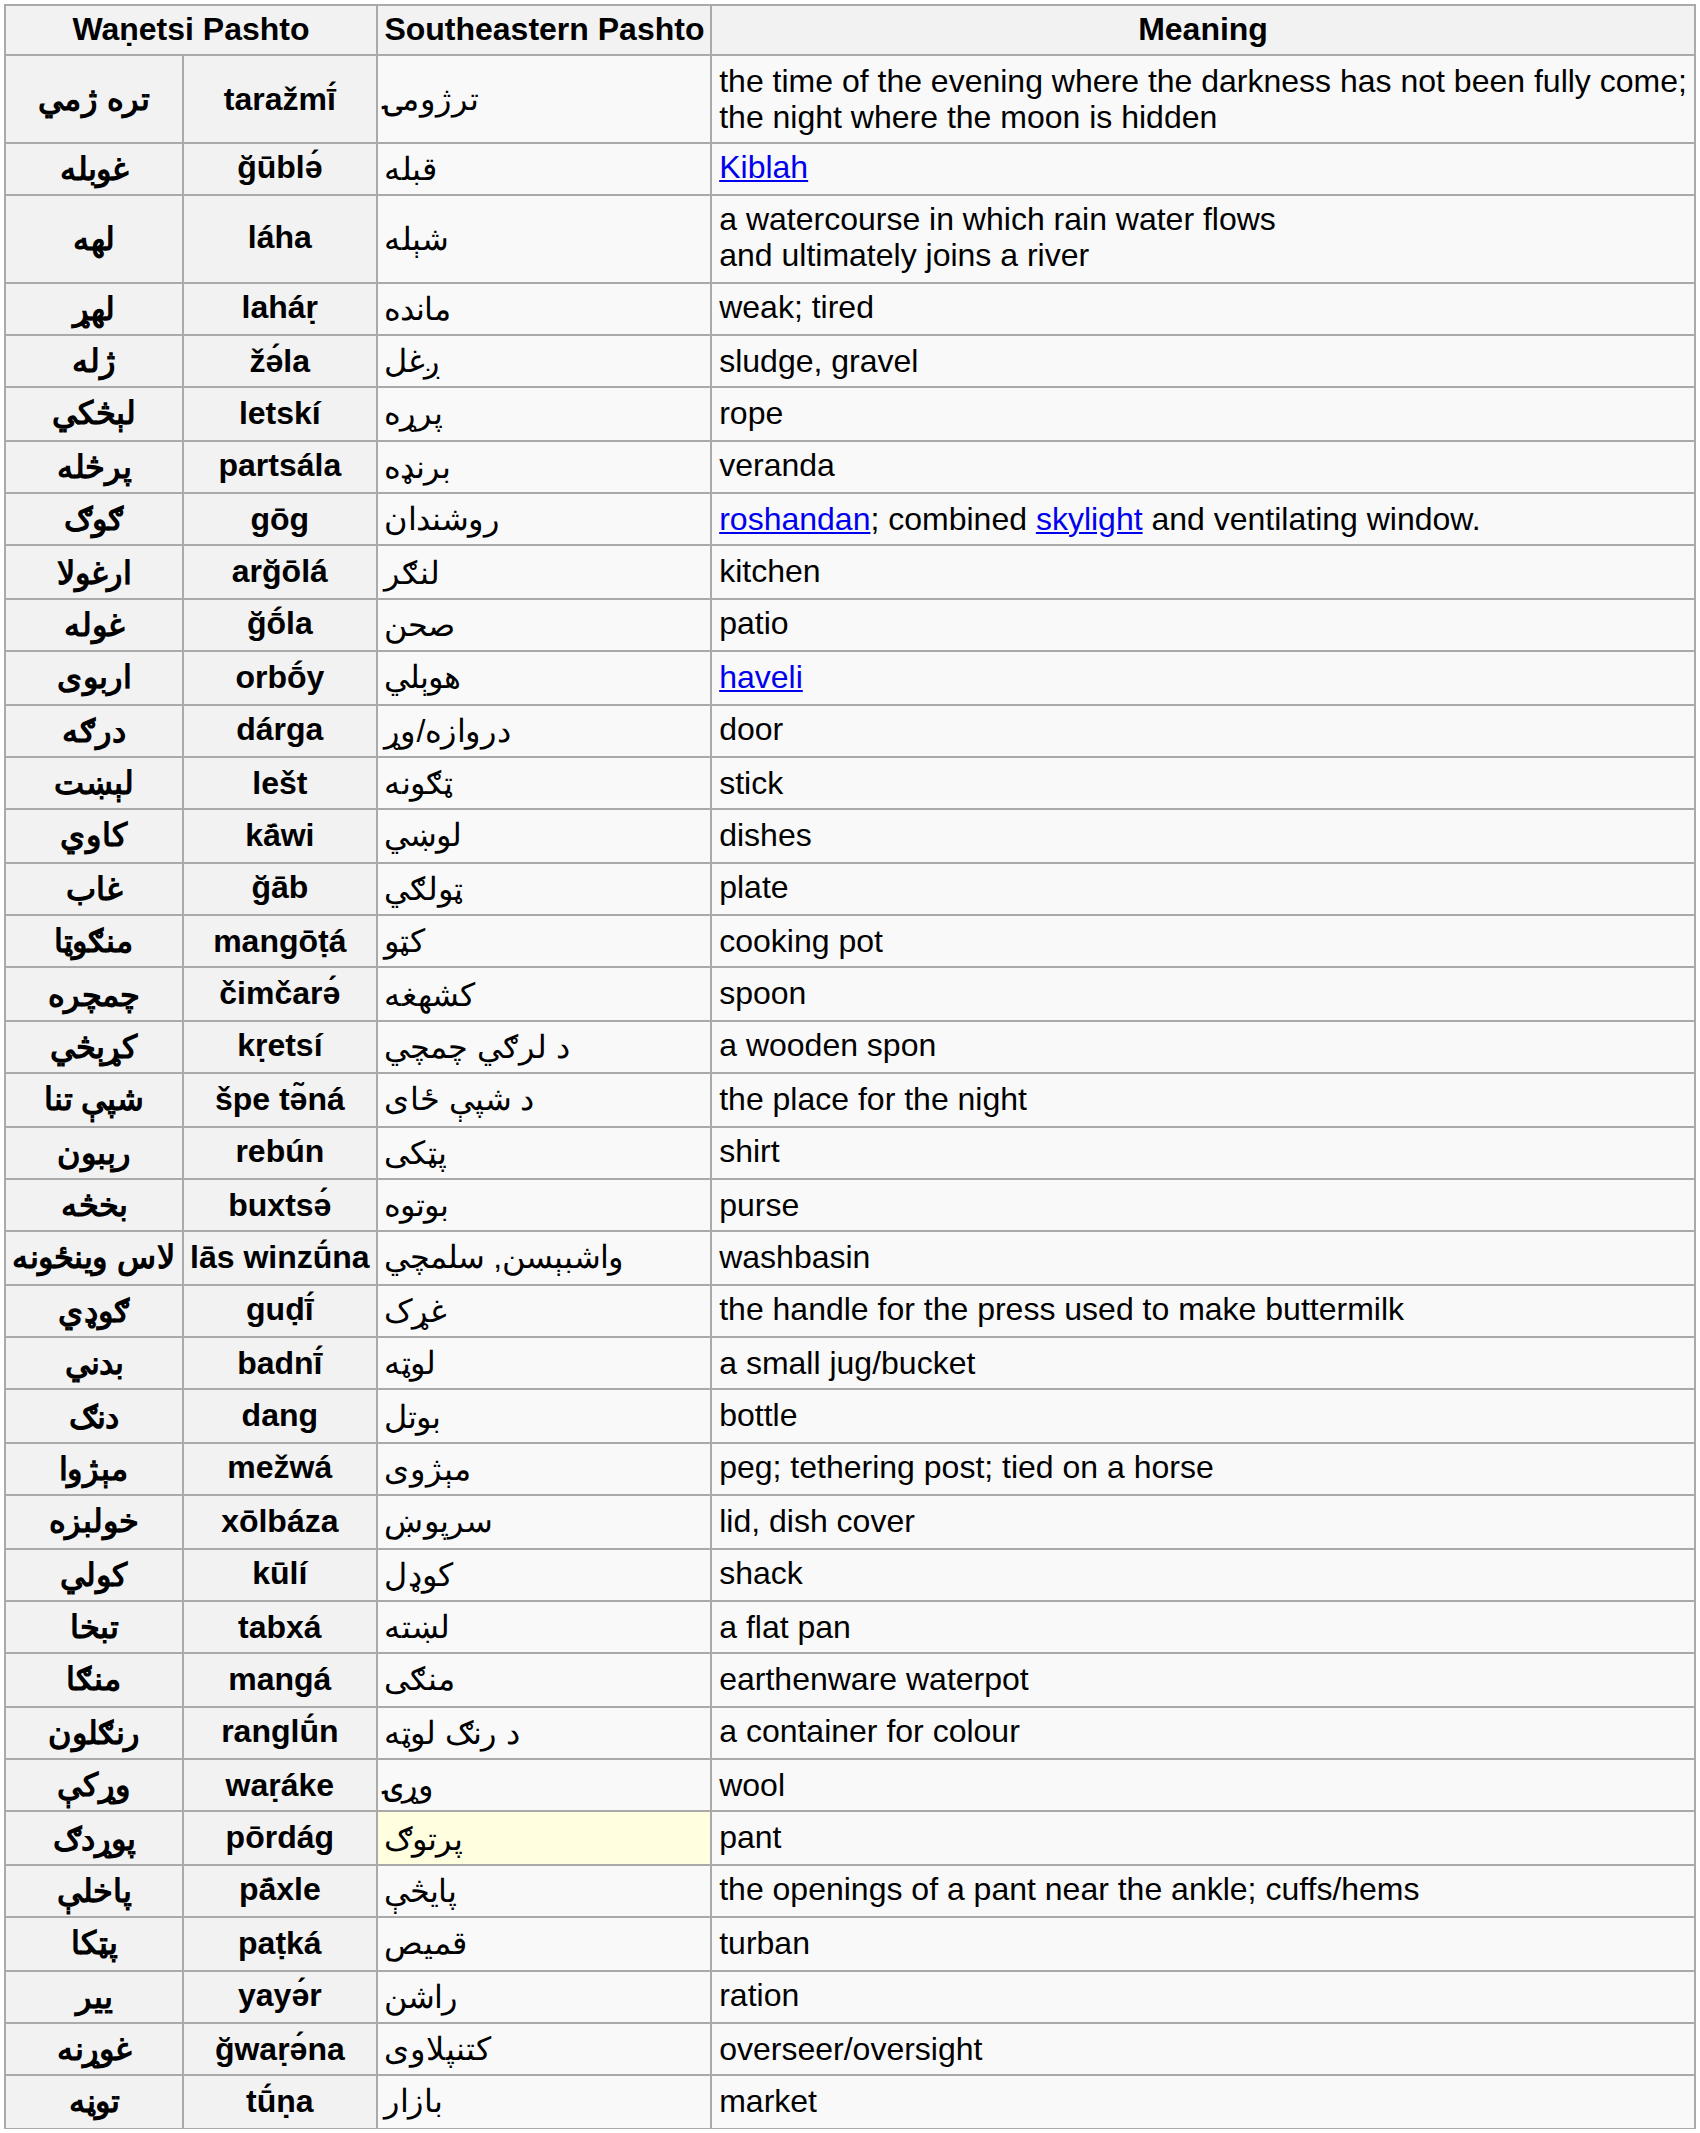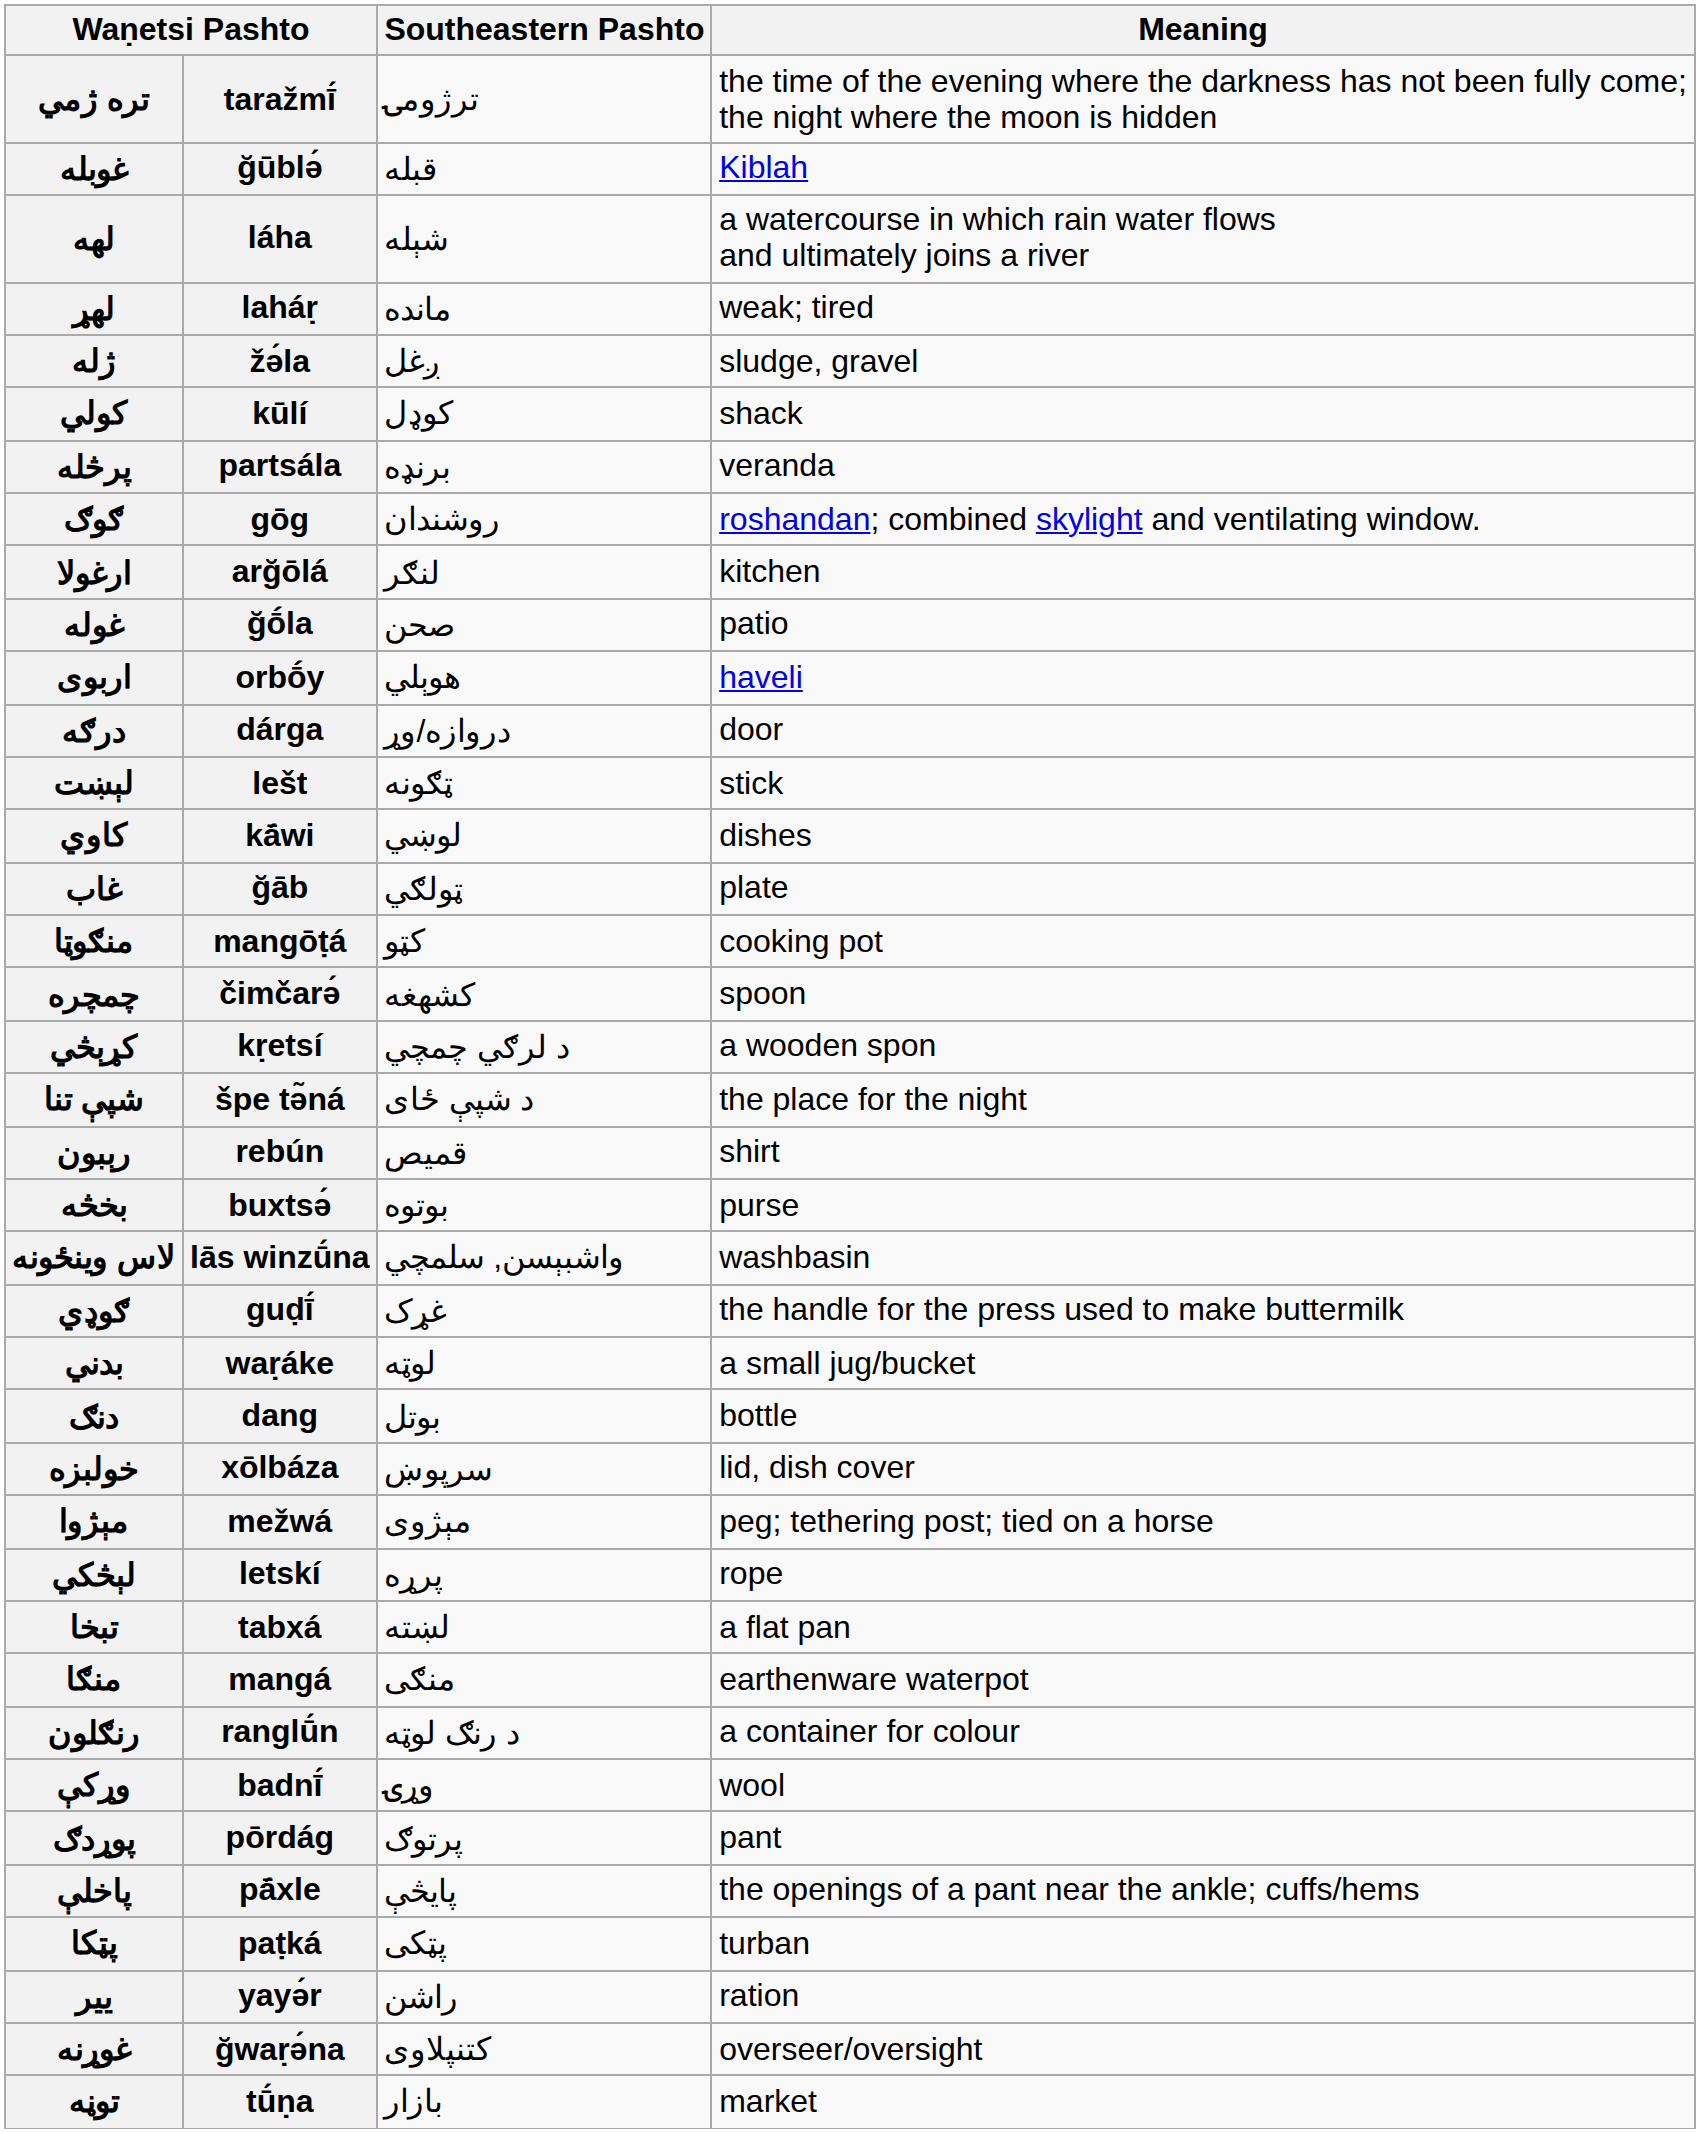rows swapped: (94, 1574) <-> (94, 414)
(415, 1152) پټکی -> (426, 1152) قميص
(280, 1362) badnī́ -> (280, 1362) waṛáke
rows swapped: (94, 1469) <-> (94, 1522)
(280, 1784) waṛáke -> (280, 1784) badnī́
(423, 1838) lightyellow background -> (423, 1838) no background
(426, 1944) قميص -> (415, 1944) پټکی
